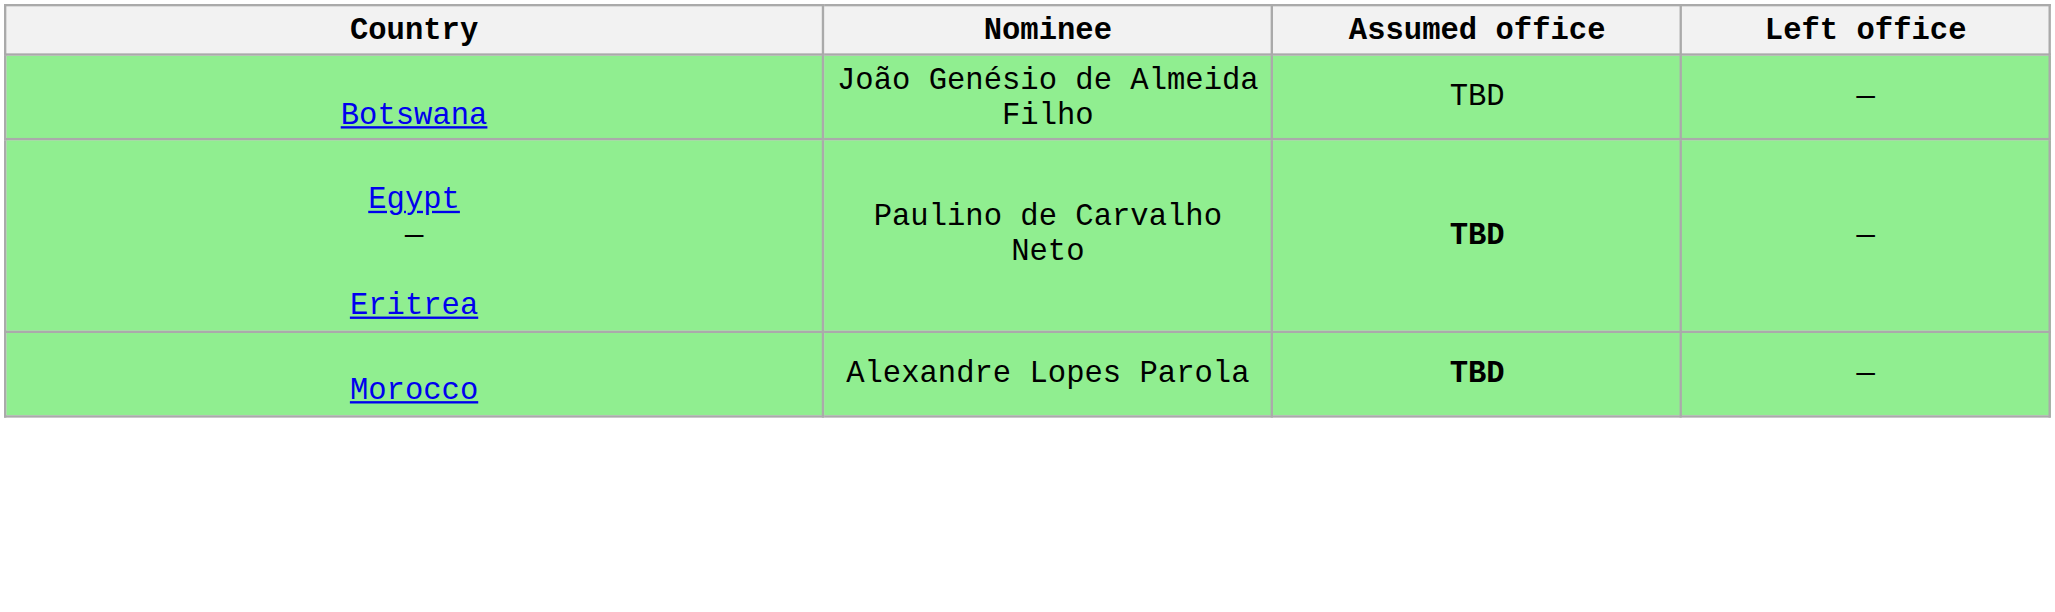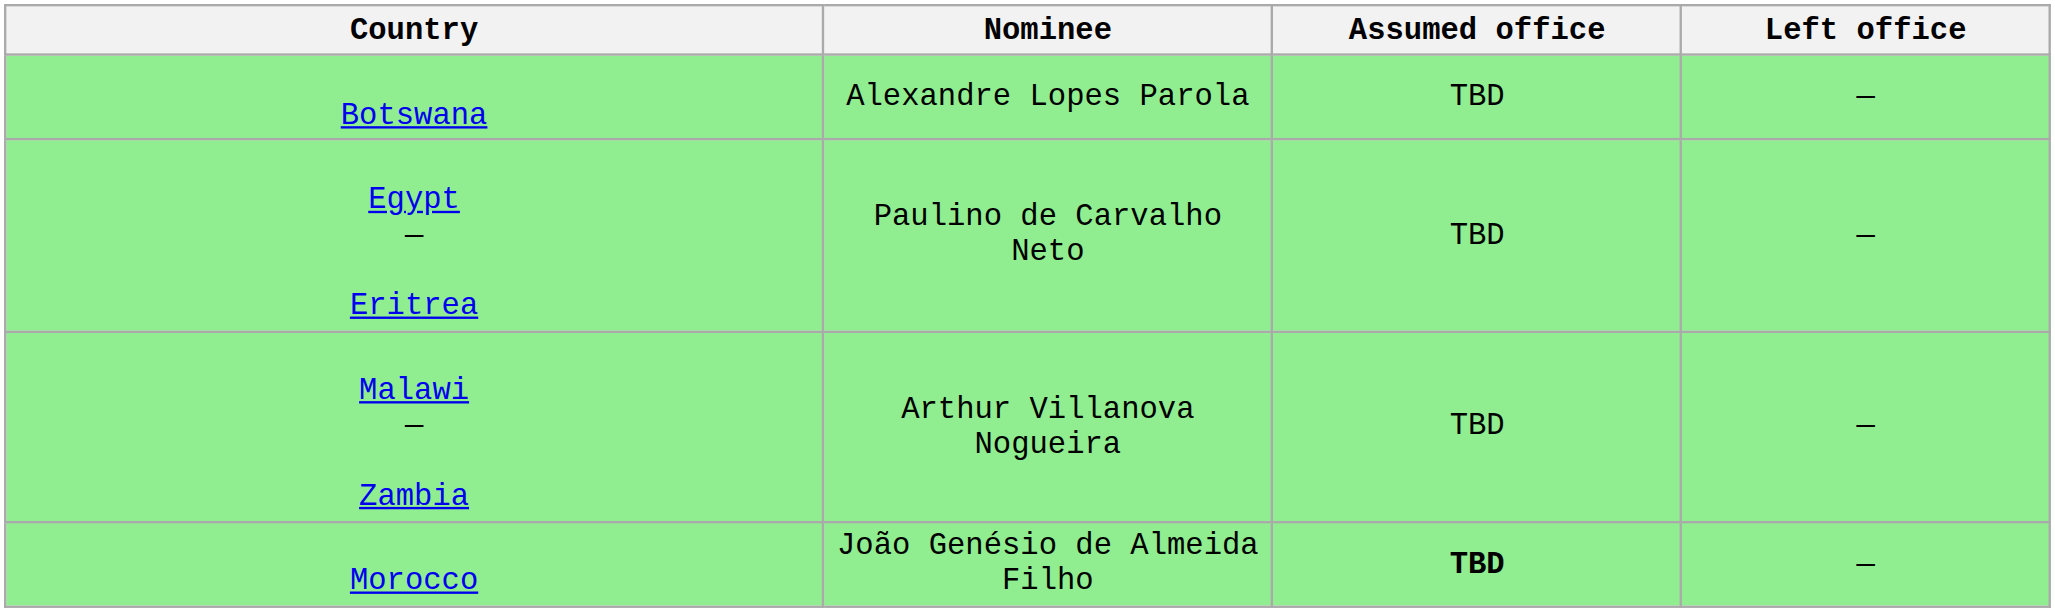(1048, 97) João Genésio de Almeida Filho -> (1048, 97) Alexandre Lopes Parola
(1477, 235) bold -> (1477, 235) normal
+ row: (414, 444)
(1048, 373) Alexandre Lopes Parola -> (1048, 564) João Genésio de Almeida Filho
